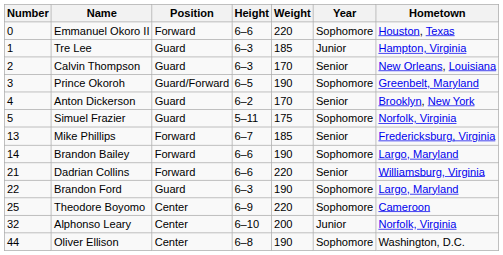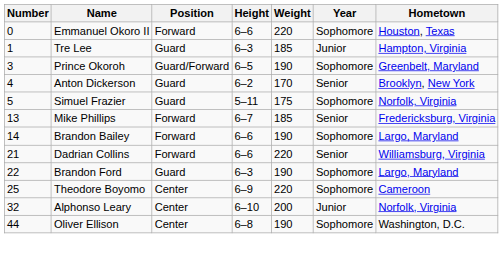- row: (97, 66)
